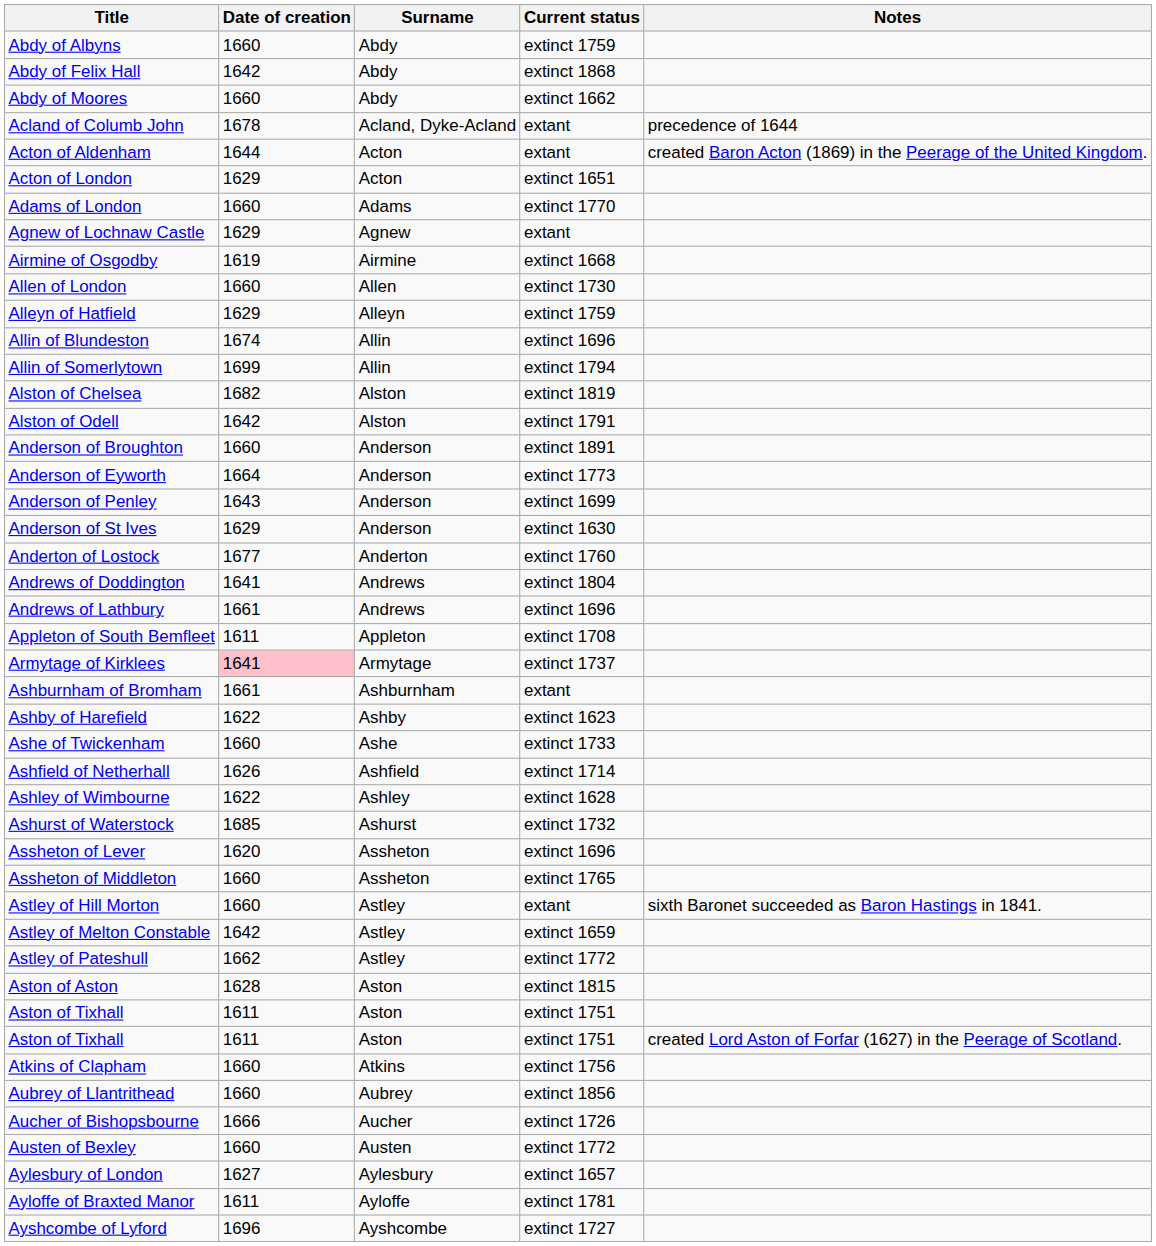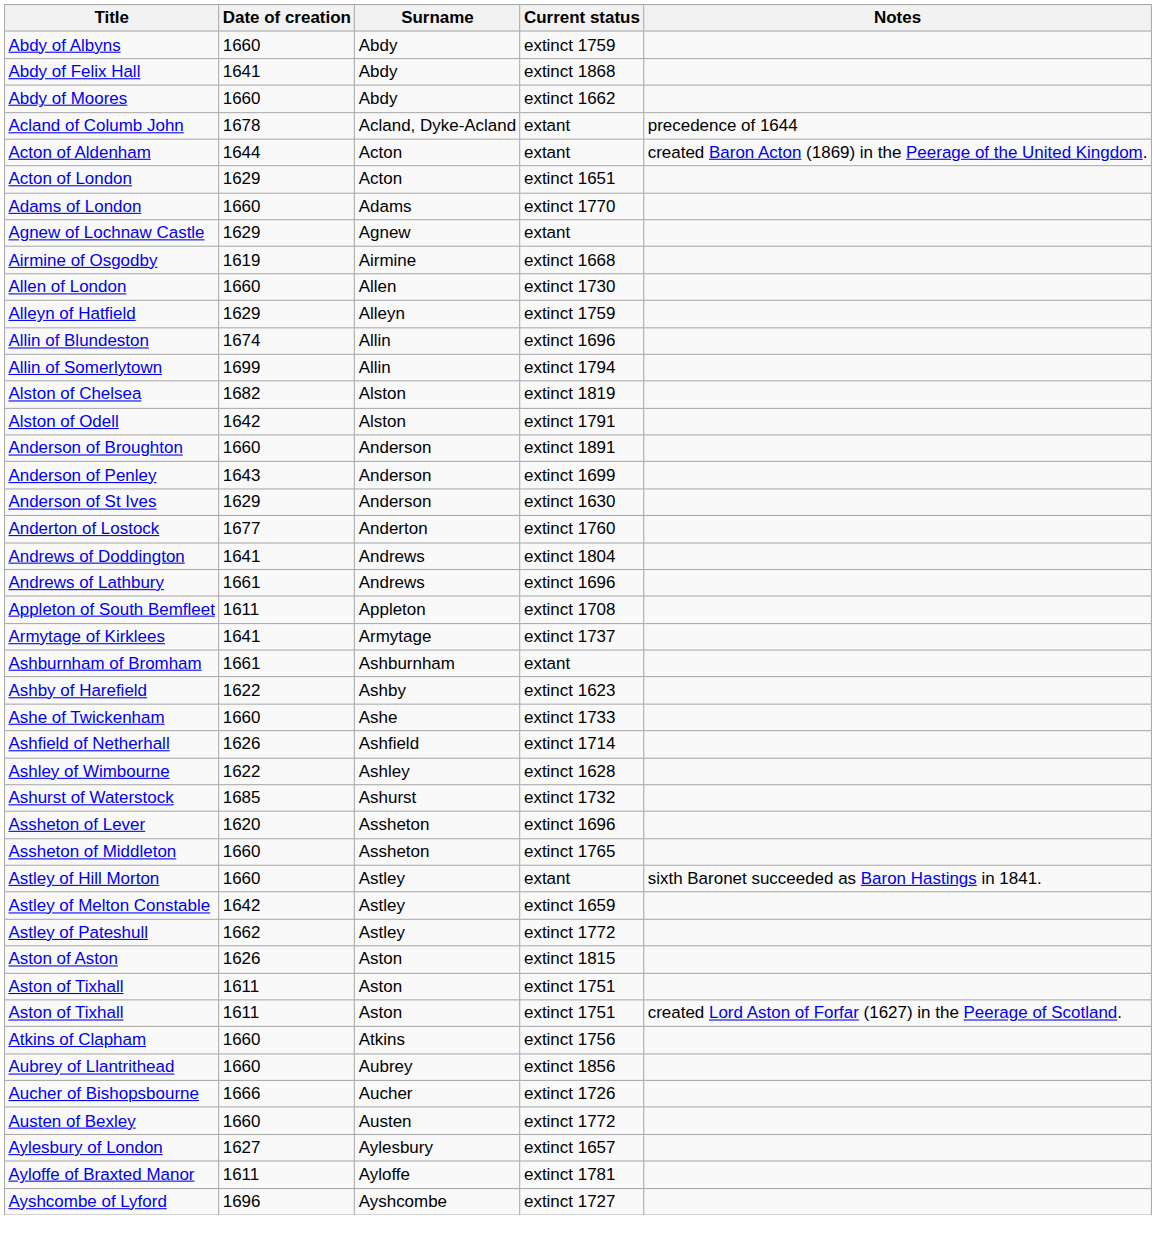(242, 71) 1642 -> (242, 71) 1641
- row: (87, 475)
(242, 663) pink background -> (242, 636) no background
(242, 986) 1628 -> (242, 959) 1626
